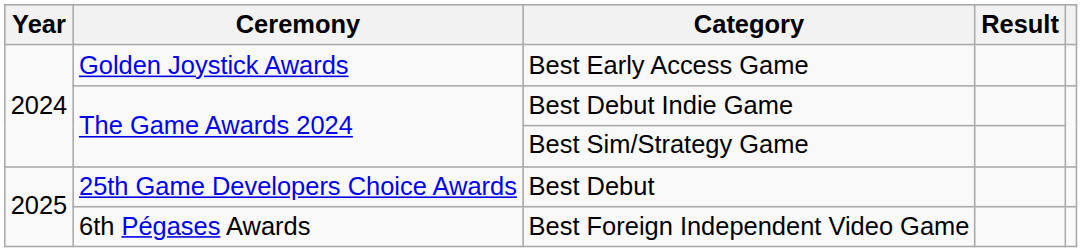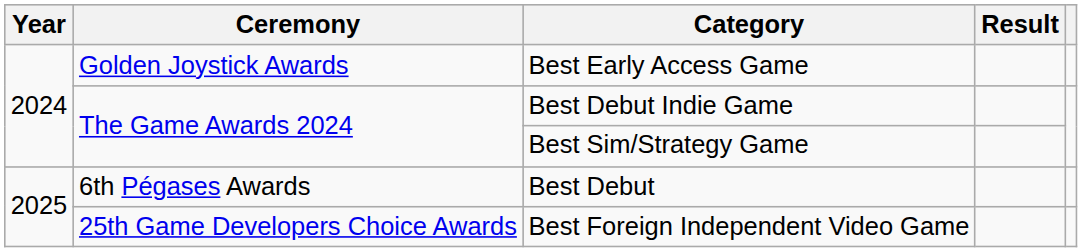(298, 186) 25th Game Developers Choice Awards -> (195, 186) 6th Pégases Awards
(195, 226) 6th Pégases Awards -> (298, 226) 25th Game Developers Choice Awards
